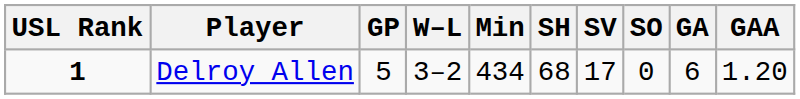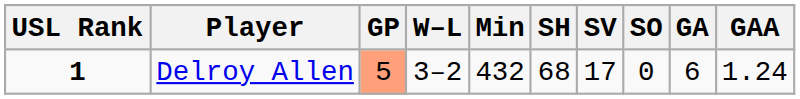(383, 72) no background -> (383, 72) lightsalmon background
(500, 72) 434 -> (500, 72) 432
(755, 72) 1.20 -> (755, 72) 1.24
